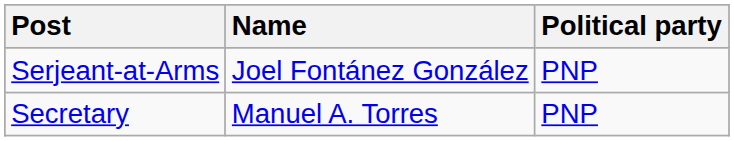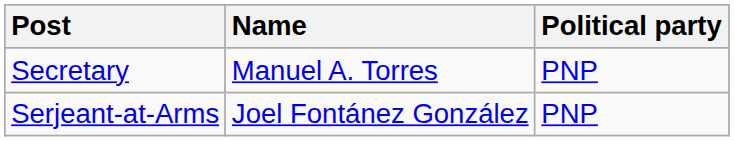rows swapped: (70, 113) <-> (115, 69)
